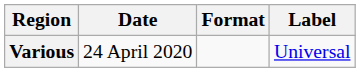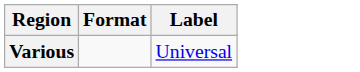- column: (138, 20)
